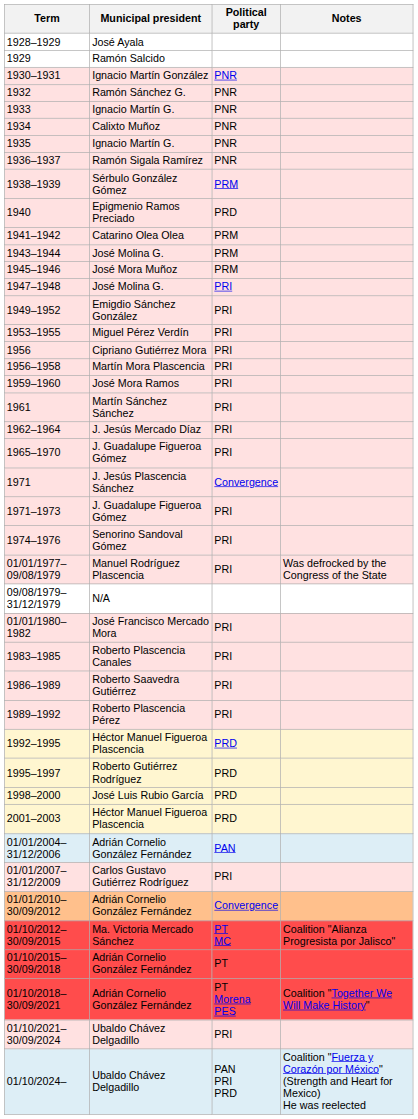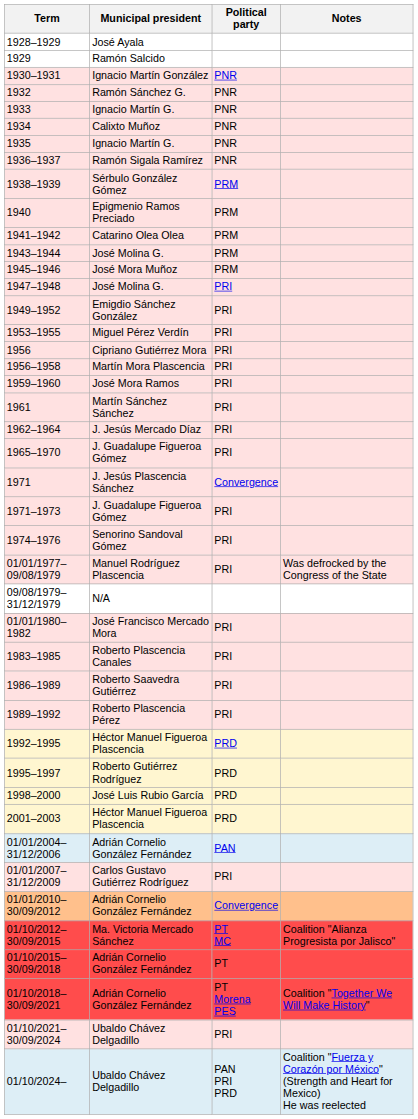(226, 213) PRD -> (226, 213) PRM
